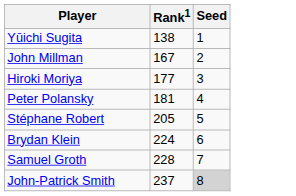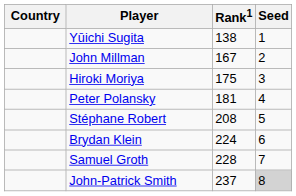+ column: (35, 16)
(164, 79) 177 -> (226, 79) 175
(164, 119) 205 -> (226, 119) 208
